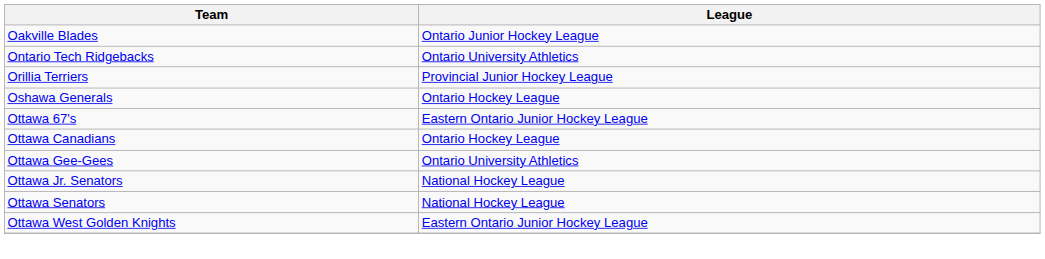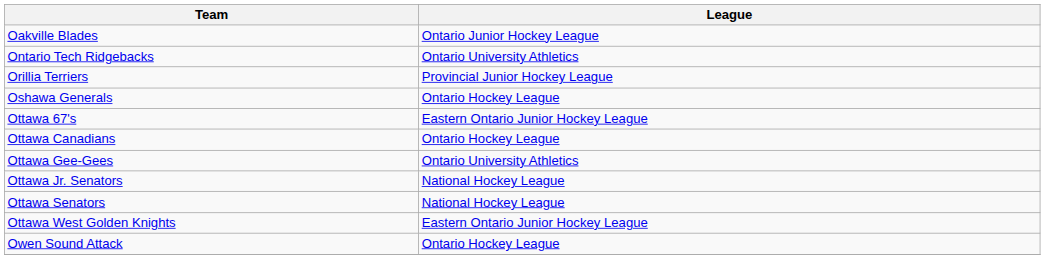+ row: (65, 243)
